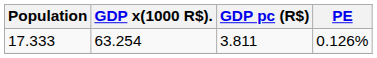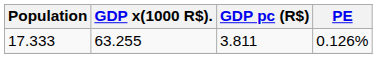(118, 41) 63.254 -> (118, 41) 63.255
